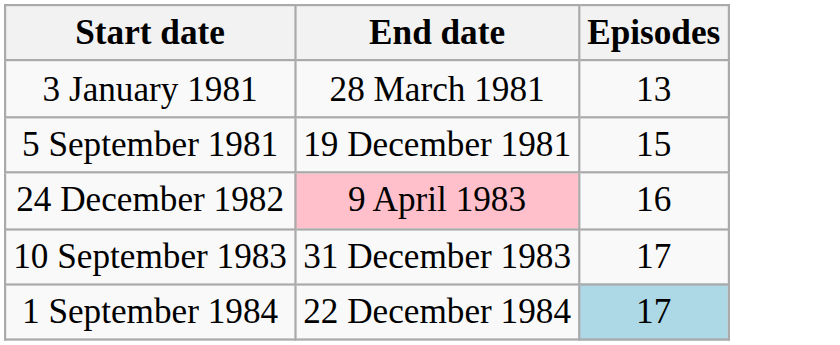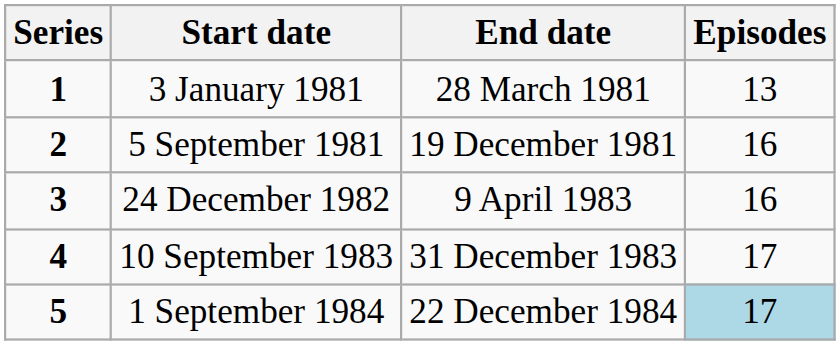+ column: (58, 32)
(654, 144) 15 -> (760, 144) 16
(437, 199) pink background -> (543, 199) no background
